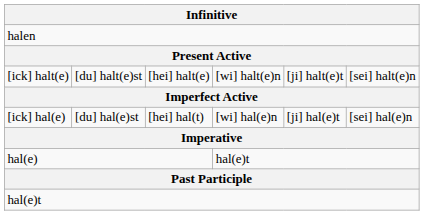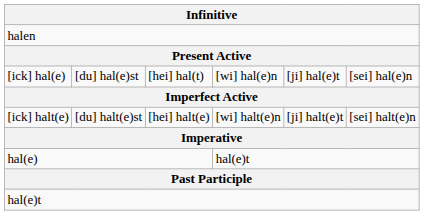rows swapped: (36, 117) <-> (38, 76)
